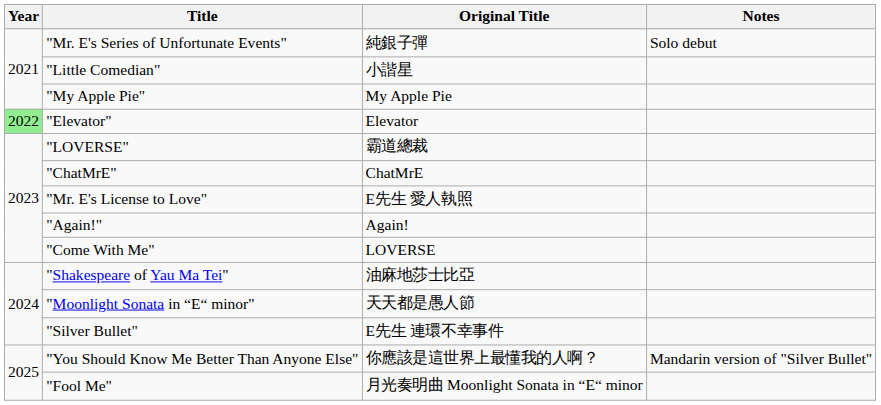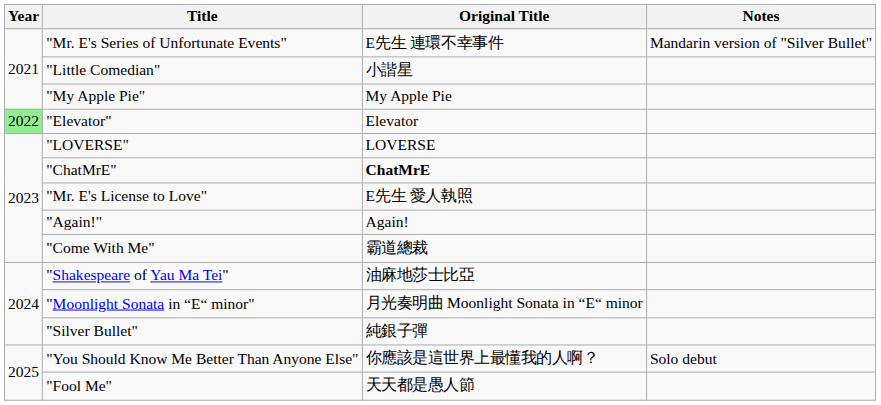(397, 42) 純銀子彈 -> (434, 42) E先生 連環不幸事件
(683, 42) Solo debut -> (761, 42) Mandarin version of "Silver Bullet"
(397, 146) 霸道總裁 -> (400, 145) LOVERSE
(394, 173) normal -> (398, 170) bold
(400, 249) LOVERSE -> (397, 248) 霸道總裁
(420, 303) 天天都是愚人節 -> (504, 303) 月光奏明曲 Moonlight Sonata in “E“ minor
(434, 330) E先生 連環不幸事件 -> (397, 330) 純銀子彈
(761, 358) Mandarin version of "Silver Bullet" -> (683, 358) Solo debut
(504, 385) 月光奏明曲 Moonlight Sonata in “E“ minor -> (420, 385) 天天都是愚人節
